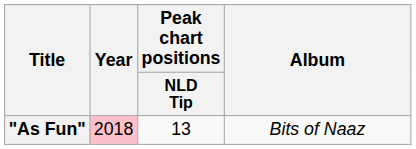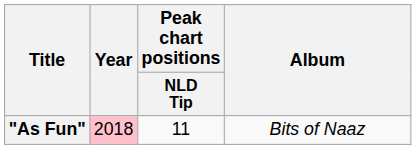(181, 129) 13 -> (181, 129) 11
